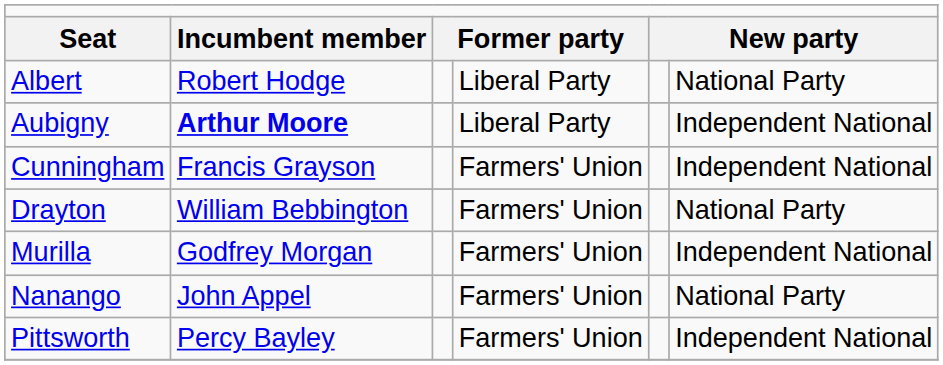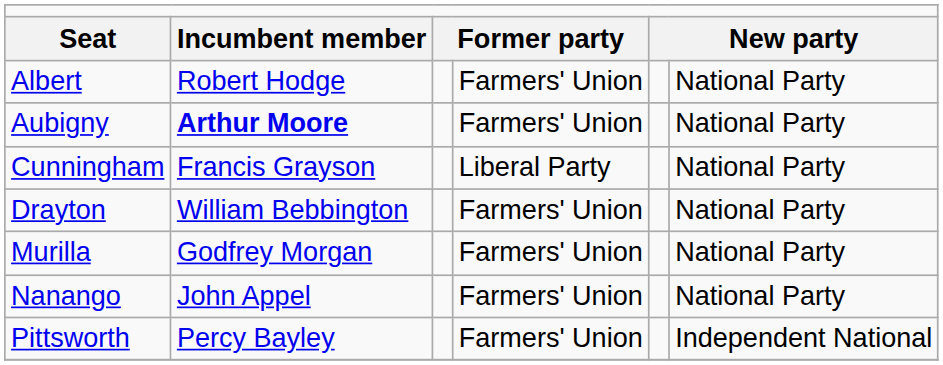(535, 81) Liberal Party -> (551, 81) Farmers' Union
(535, 124) Liberal Party -> (551, 124) Farmers' Union
(804, 124) Independent National -> (760, 124) National Party
(551, 167) Farmers' Union -> (535, 167) Liberal Party
(804, 167) Independent National -> (760, 167) National Party
(804, 252) Independent National -> (760, 252) National Party
